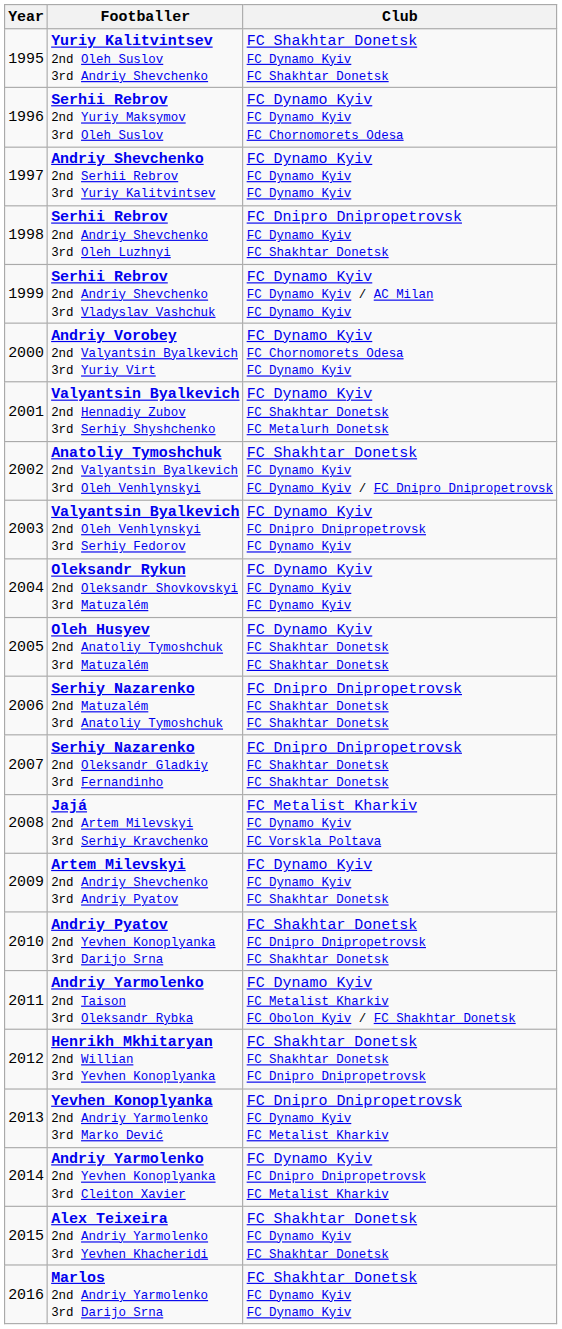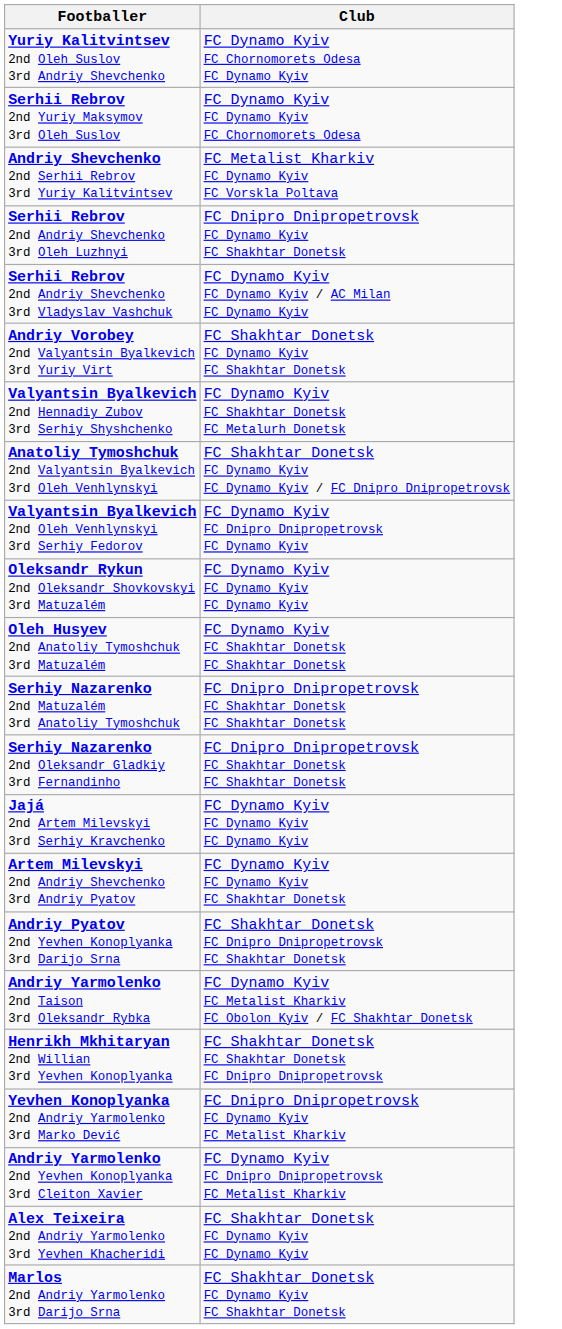- column: (26, 17)
(332, 58) FC Shakhtar Donetsk FC Dynamo Kyiv FC Shakhtar Donetsk -> (282, 58) FC Dynamo Kyiv FC Chornomorets Odesa FC Dynamo Kyiv
(309, 176) FC Dynamo Kyiv FC Dynamo Kyiv FC Dynamo Kyiv -> (289, 176) FC Metalist Kharkiv FC Dynamo Kyiv FC Vorskla Poltava
(325, 352) FC Dynamo Kyiv FC Chornomorets Odesa FC Dynamo Kyiv -> (289, 352) FC Shakhtar Donetsk FC Dynamo Kyiv FC Shakhtar Donetsk
(332, 823) FC Metalist Kharkiv FC Dynamo Kyiv FC Vorskla Poltava -> (266, 823) FC Dynamo Kyiv FC Dynamo Kyiv FC Dynamo Kyiv
(332, 1235) FC Shakhtar Donetsk FC Dynamo Kyiv FC Shakhtar Donetsk -> (289, 1235) FC Shakhtar Donetsk FC Dynamo Kyiv FC Dynamo Kyiv
(332, 1294) FC Shakhtar Donetsk FC Dynamo Kyiv FC Dynamo Kyiv -> (289, 1294) FC Shakhtar Donetsk FC Dynamo Kyiv FC Shakhtar Donetsk
